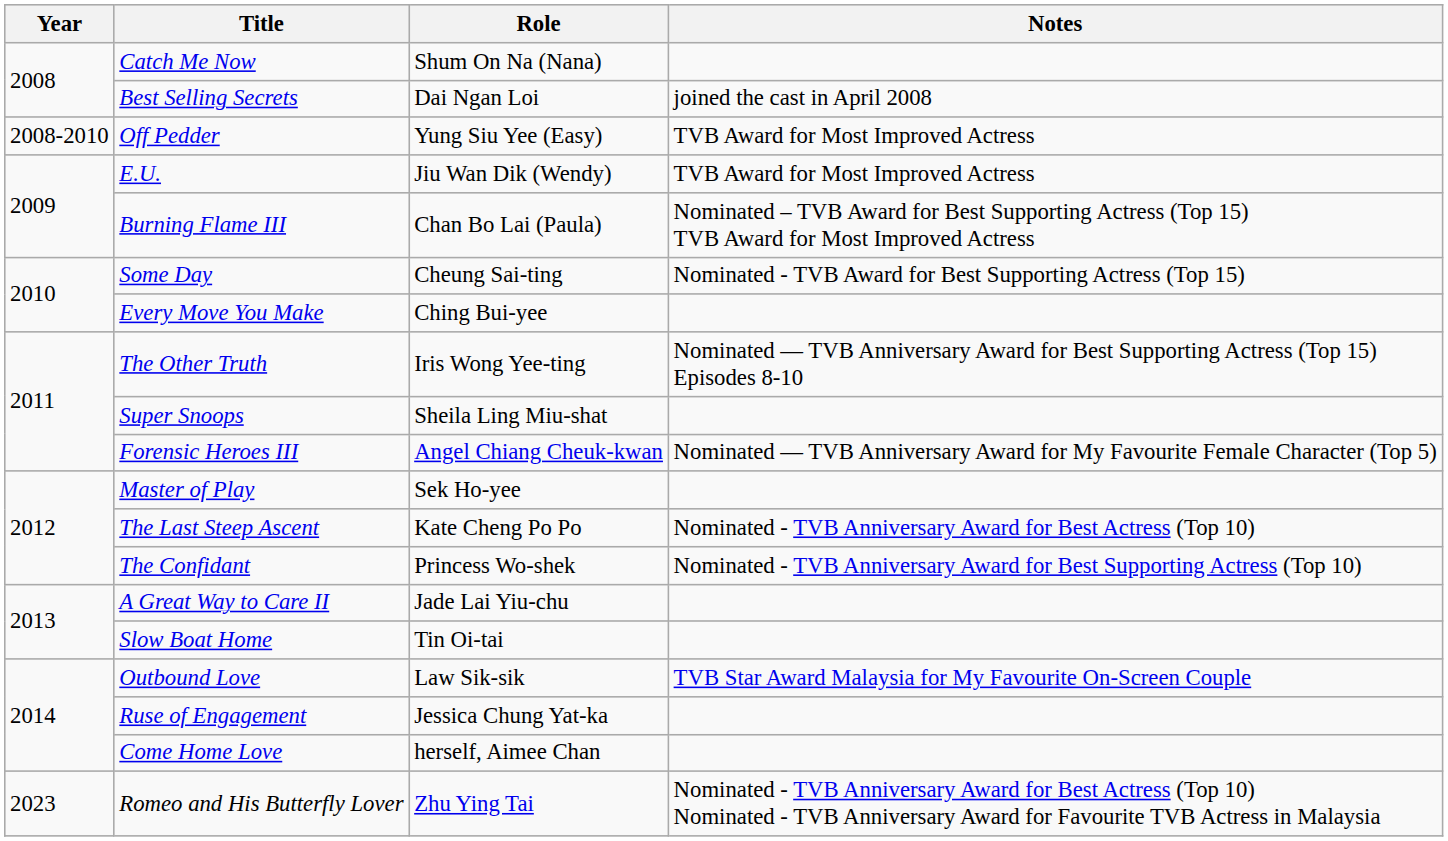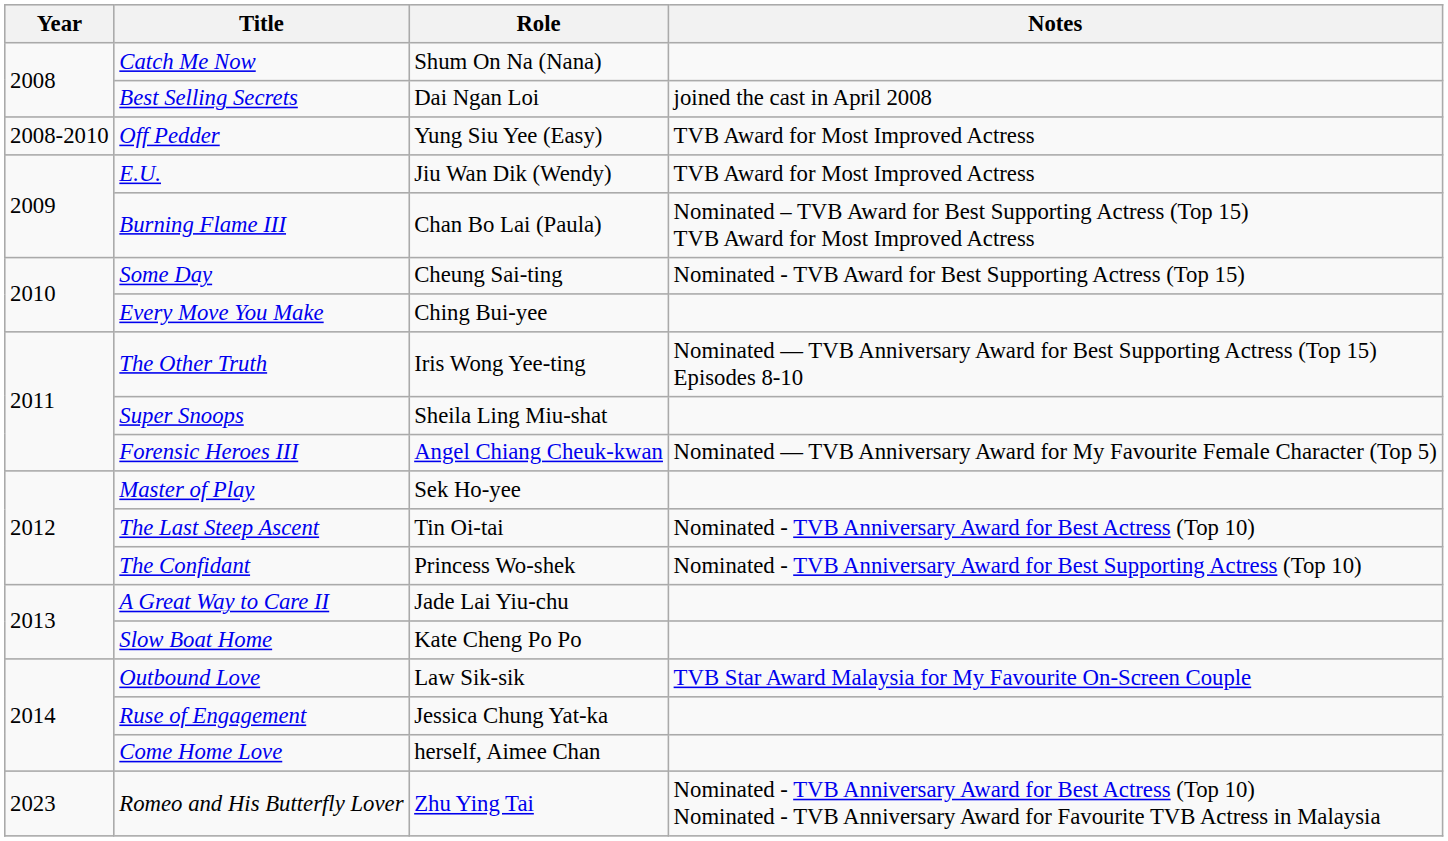(498, 527) Kate Cheng Po Po -> (459, 527) Tin Oi-tai
(459, 640) Tin Oi-tai -> (498, 640) Kate Cheng Po Po
